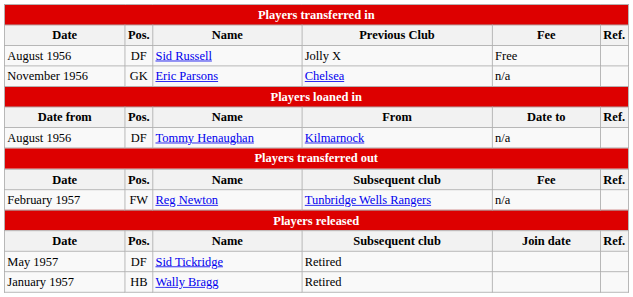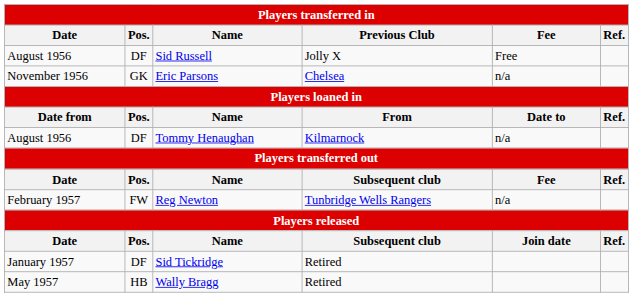(33, 261) May 1957 -> (41, 261) January 1957
(41, 282) January 1957 -> (33, 282) May 1957
